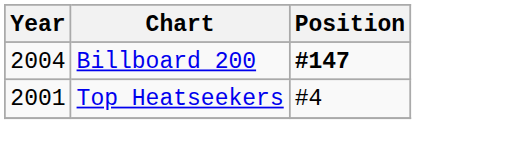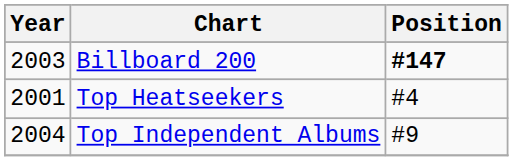(38, 61) 2004 -> (38, 61) 2003
+ row: (228, 136)
